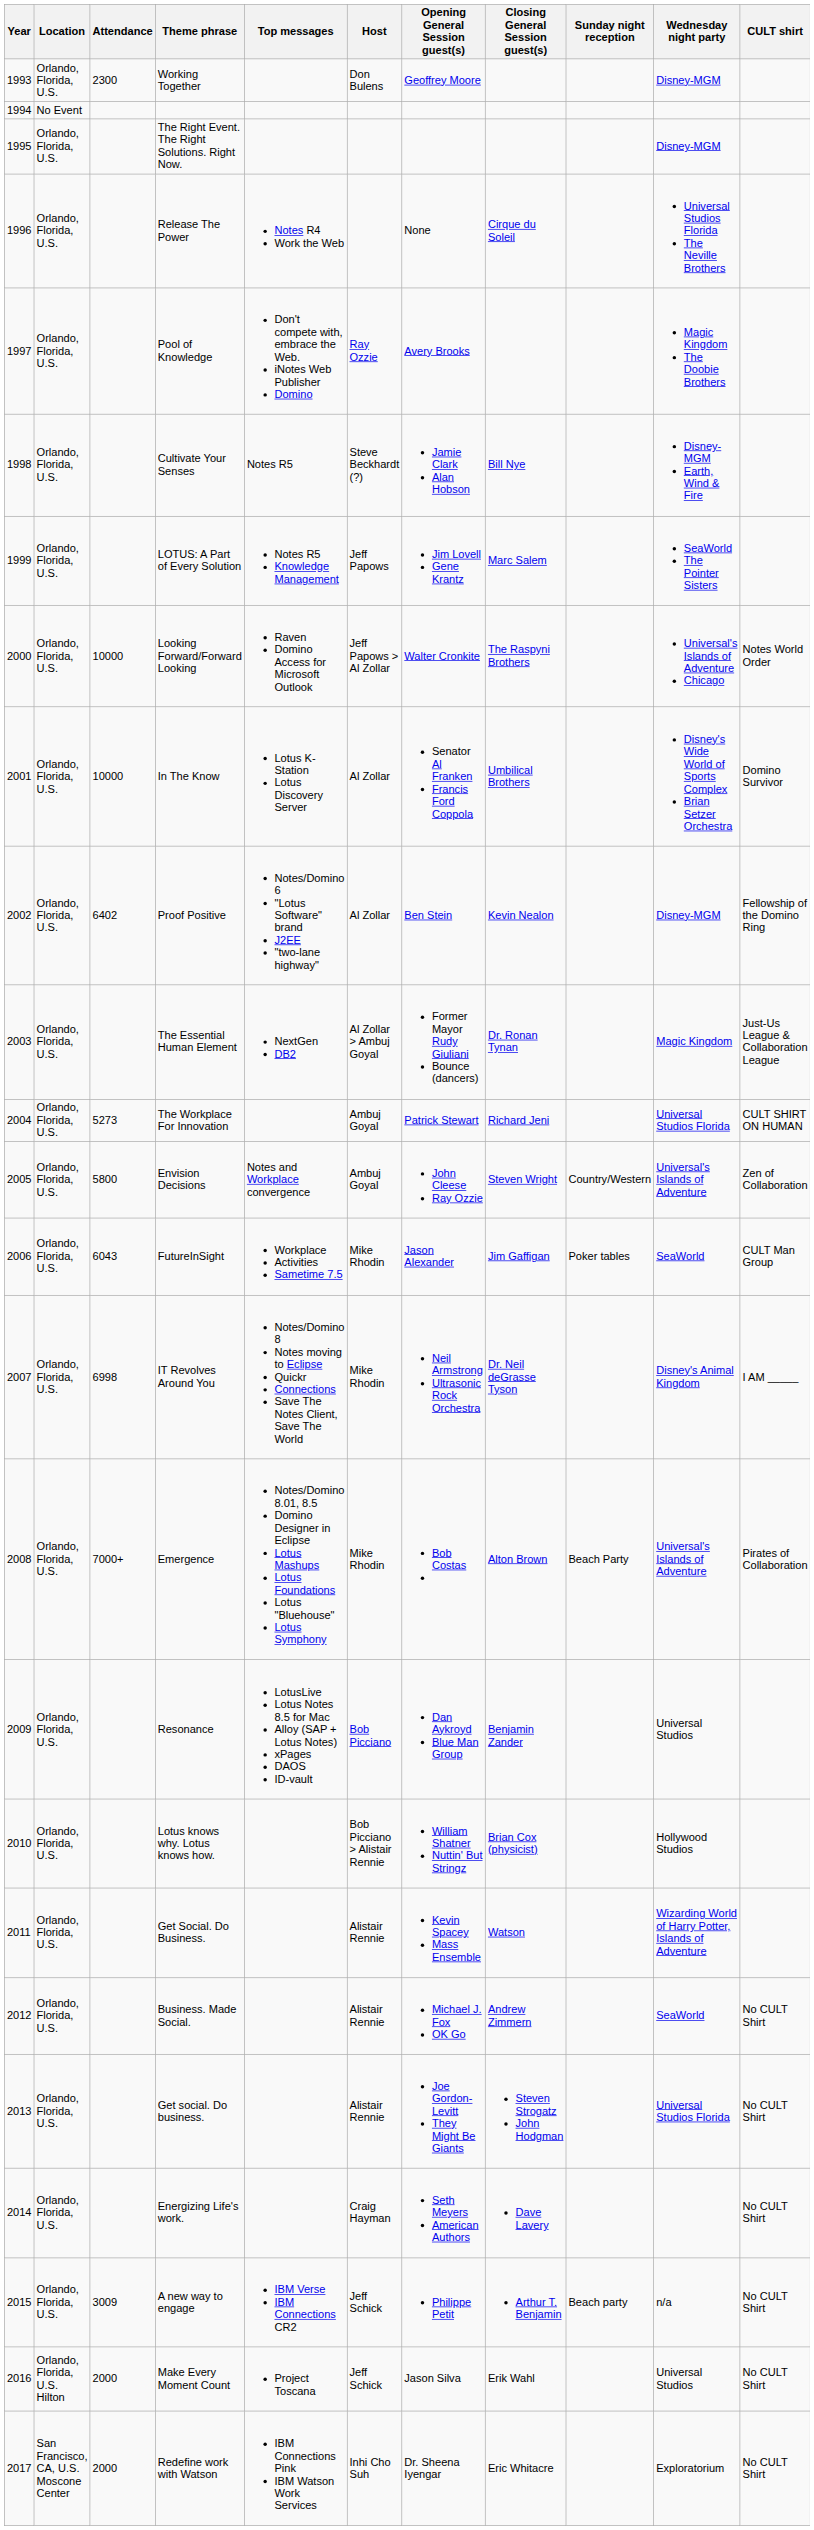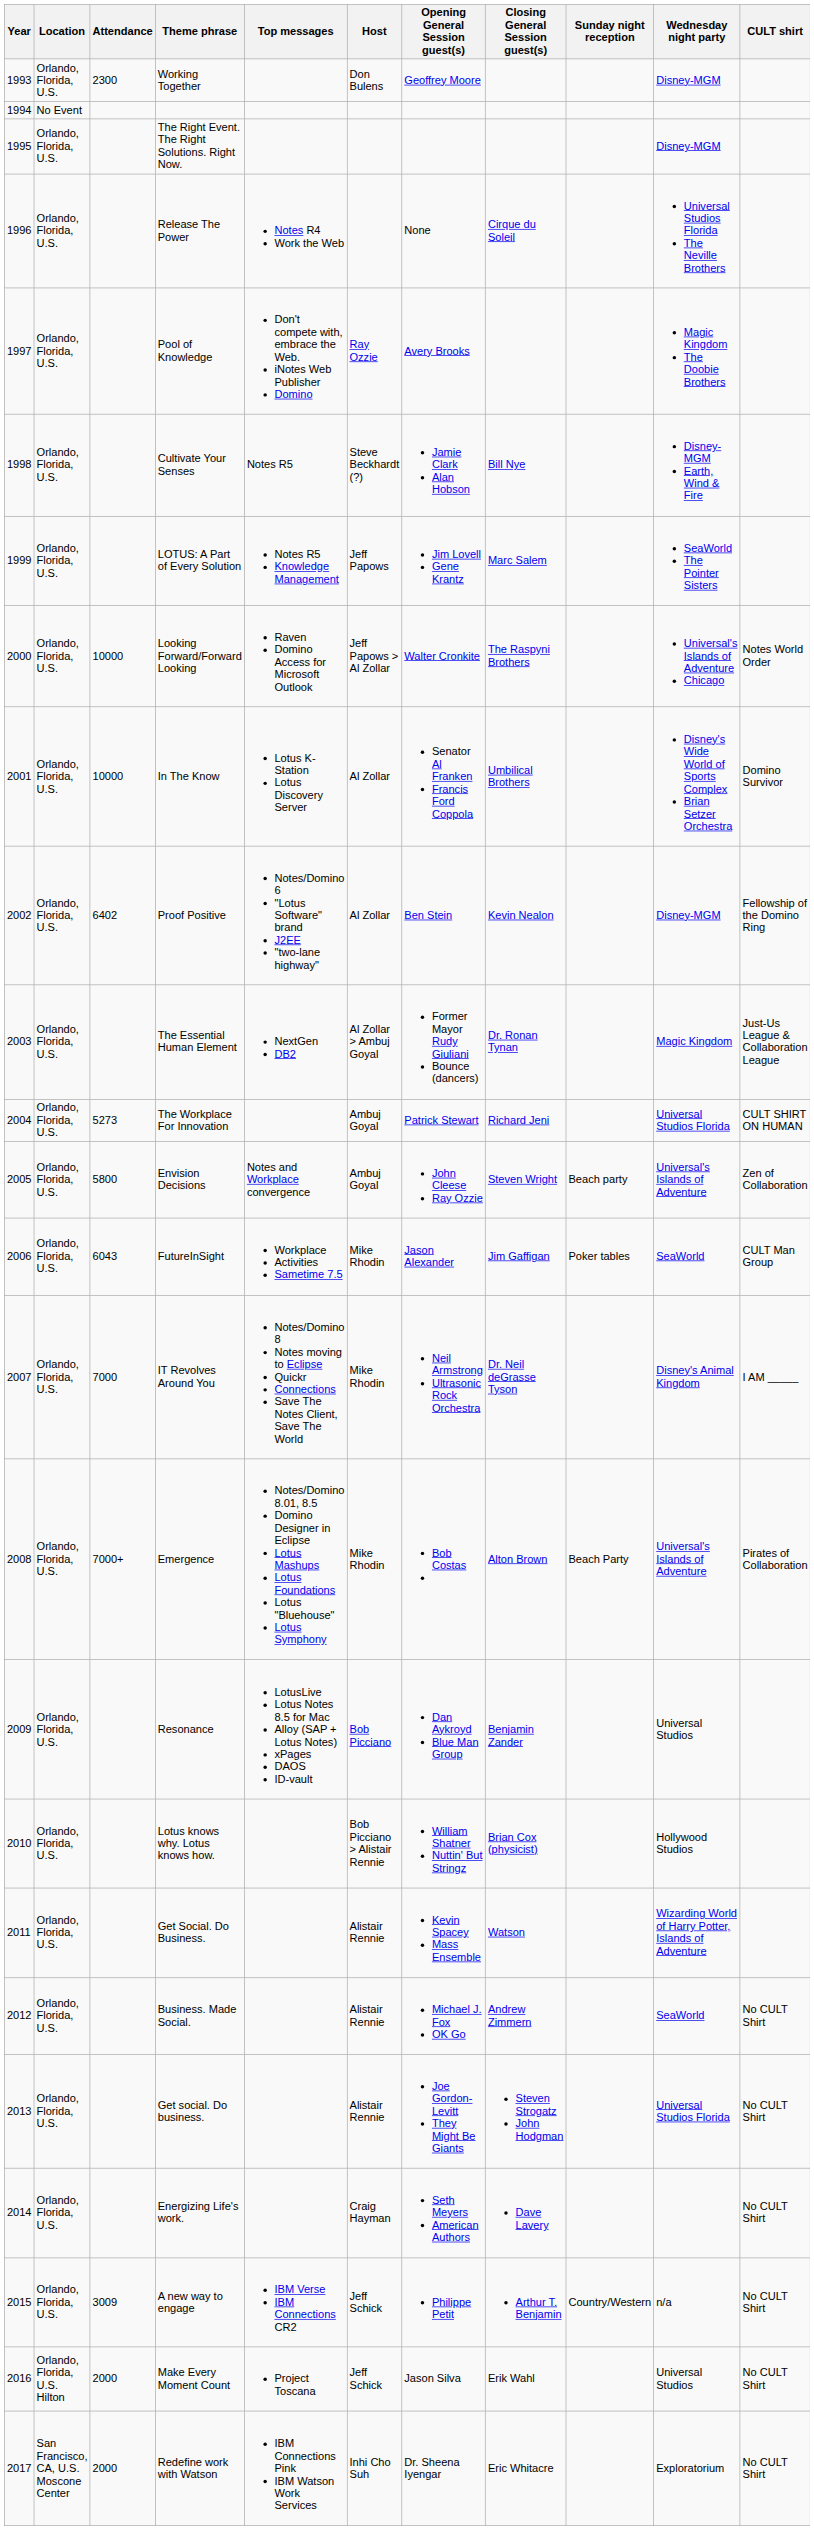(610, 1179) Country/Western -> (598, 1179) Beach party
(105, 1377) 6998 -> (105, 1377) 7000
(598, 2302) Beach party -> (610, 2302) Country/Western
